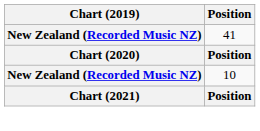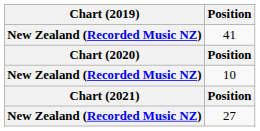+ row: (229, 116)
